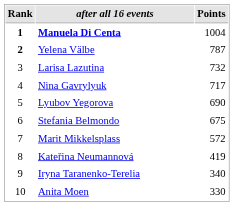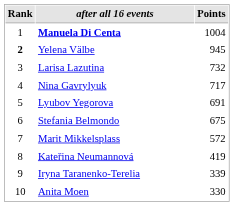(20, 32) bold -> (20, 32) normal
(218, 50) 787 -> (218, 50) 945
(218, 103) 690 -> (218, 103) 691
(218, 174) 340 -> (218, 174) 339
